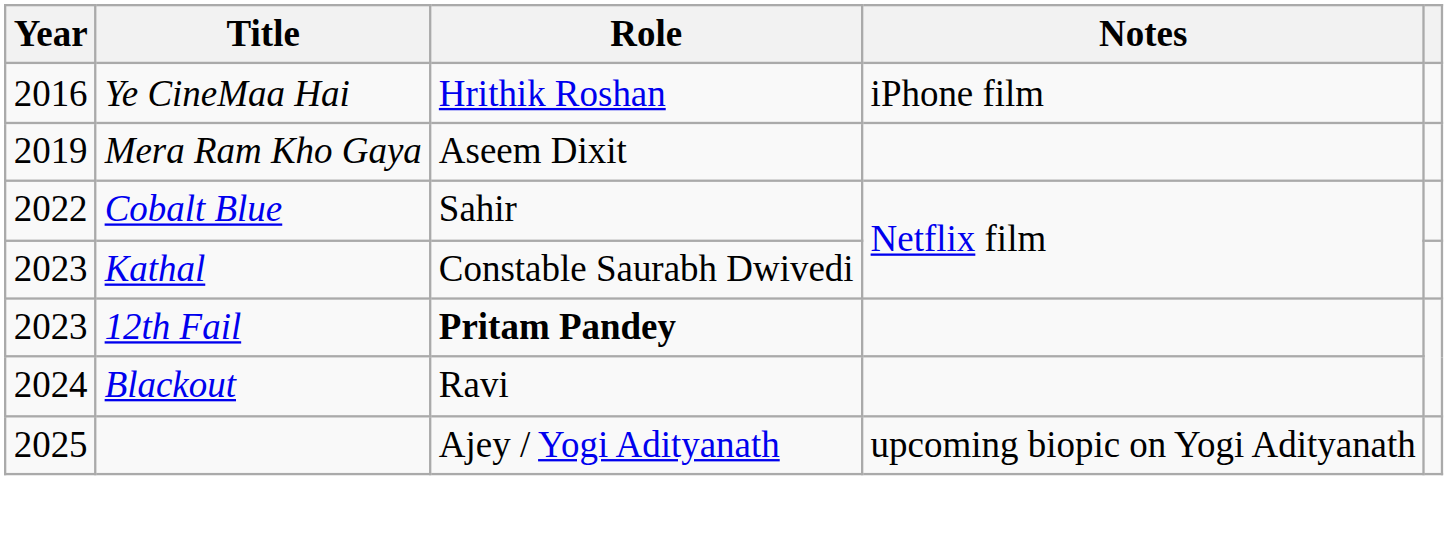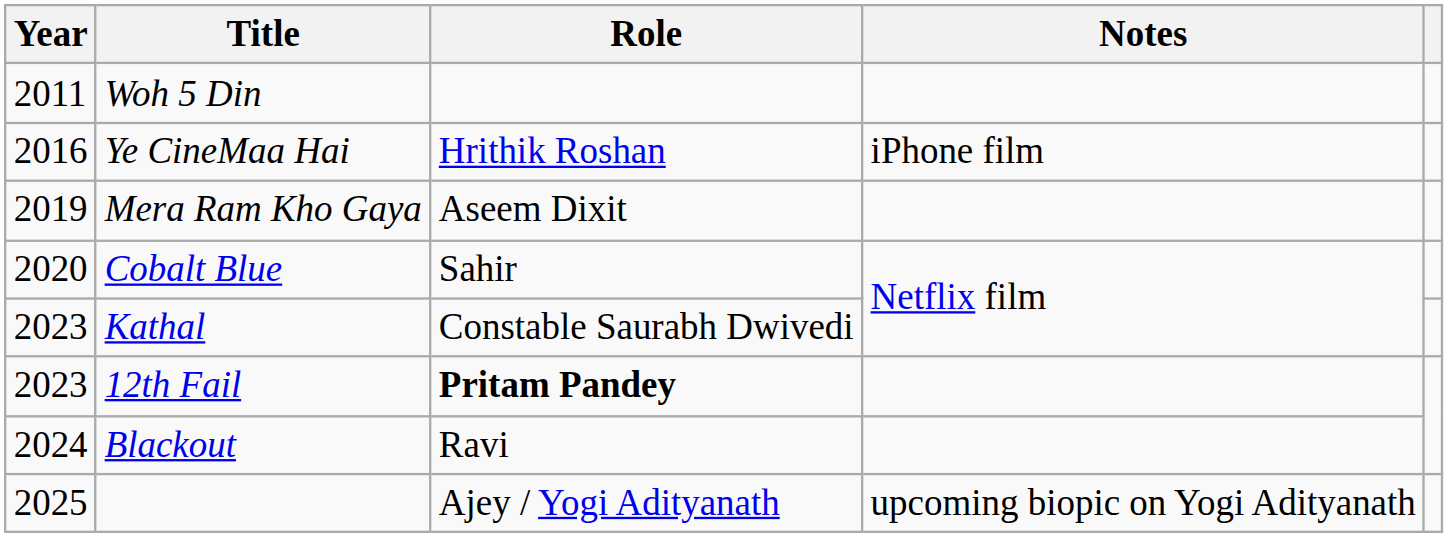+ row: (183, 92)
(51, 209) 2022 -> (51, 268) 2020
